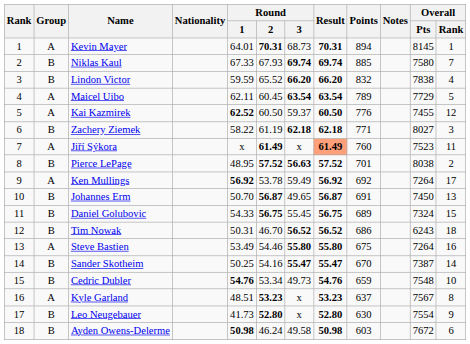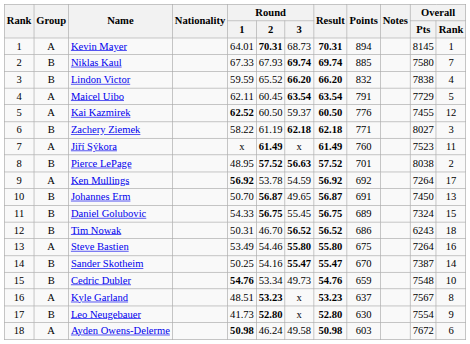(364, 96) 789 -> (364, 96) 791
(330, 146) lightsalmon background -> (330, 146) no background
(299, 180) 59.49 -> (299, 180) 54.59
(51, 331) B -> (51, 331) A
